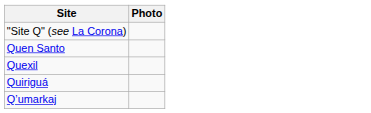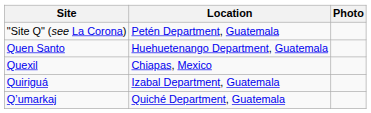+ column: (230, 14)
